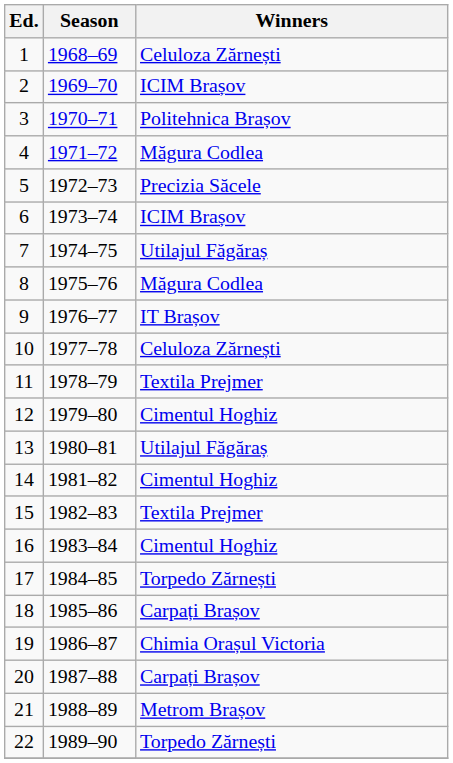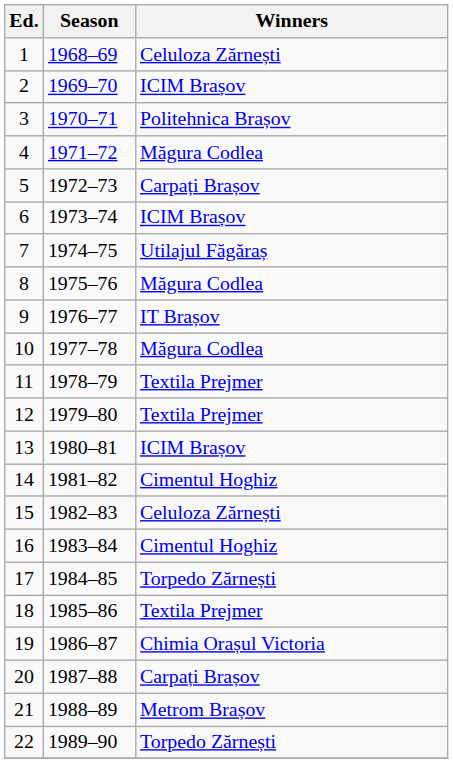(200, 185) Precizia Săcele -> (200, 185) Carpați Brașov
(210, 349) Celuloza Zărnești -> (202, 349) Măgura Codlea
(209, 414) Cimentul Hoghiz -> (201, 414) Textila Prejmer
(204, 447) Utilajul Făgăraș -> (193, 447) ICIM Brașov
(201, 512) Textila Prejmer -> (210, 512) Celuloza Zărnești
(200, 611) Carpați Brașov -> (201, 611) Textila Prejmer
